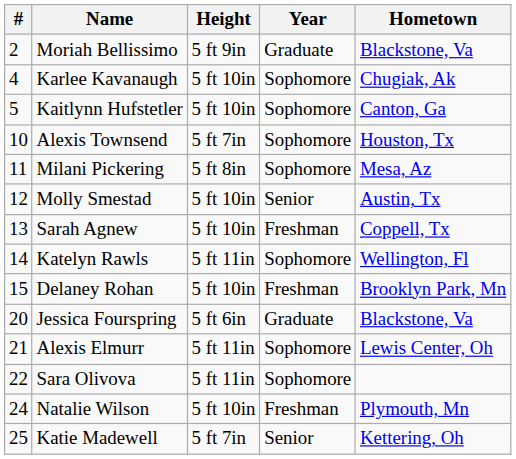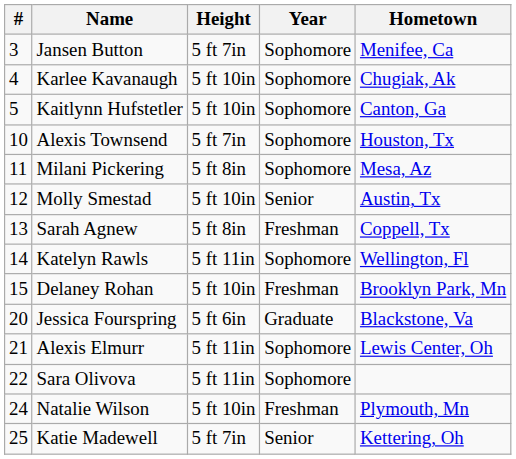- row: (107, 49)
+ row: (90, 49)
(223, 229) 5 ft 10in -> (219, 229) 5 ft 8in
